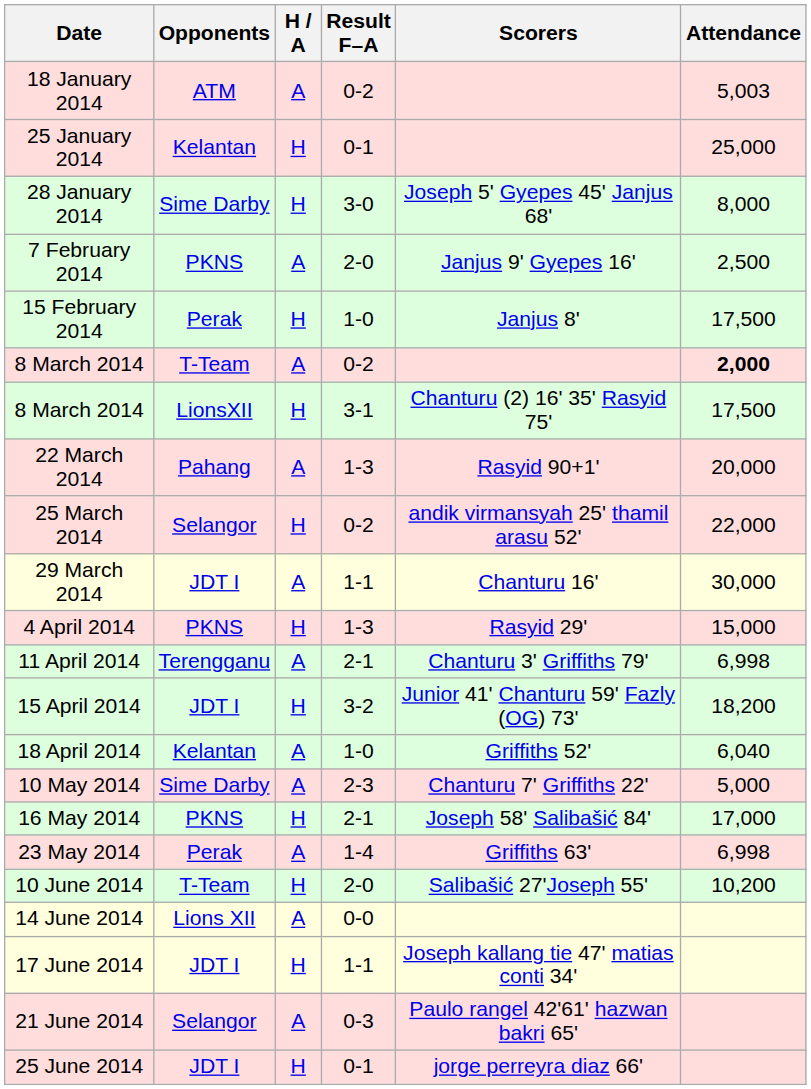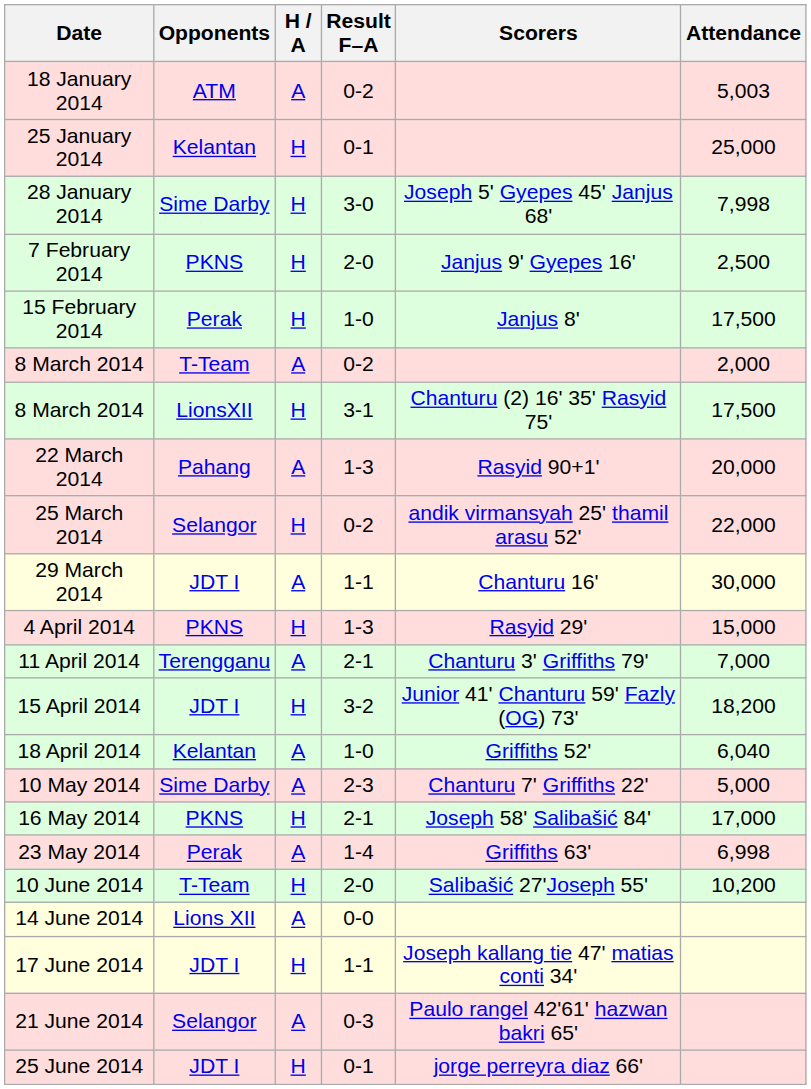(744, 204) 8,000 -> (744, 204) 7,998
(298, 262) A -> (298, 262) H
(744, 364) bold -> (744, 364) normal
(744, 660) 6,998 -> (744, 660) 7,000
